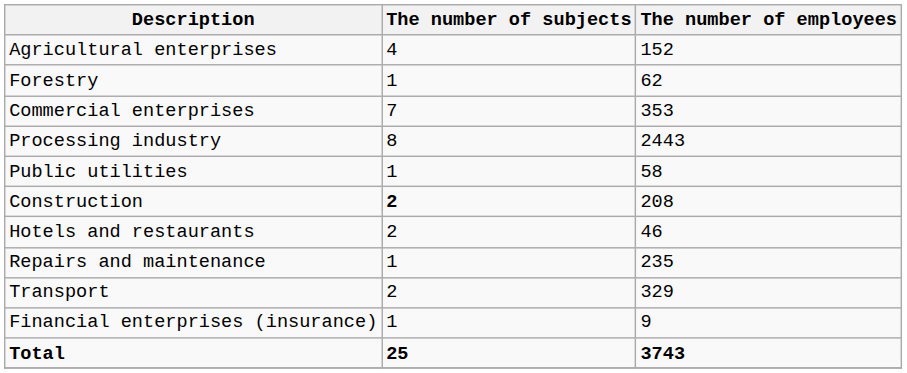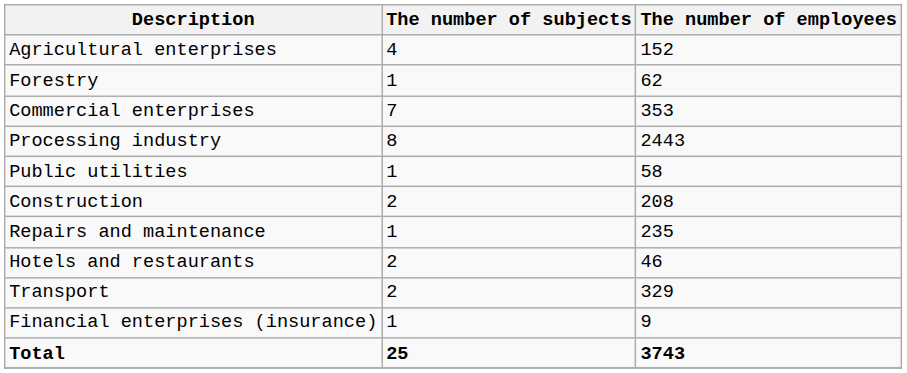(392, 202) bold -> (392, 202) normal
rows swapped: (137, 262) <-> (132, 232)
